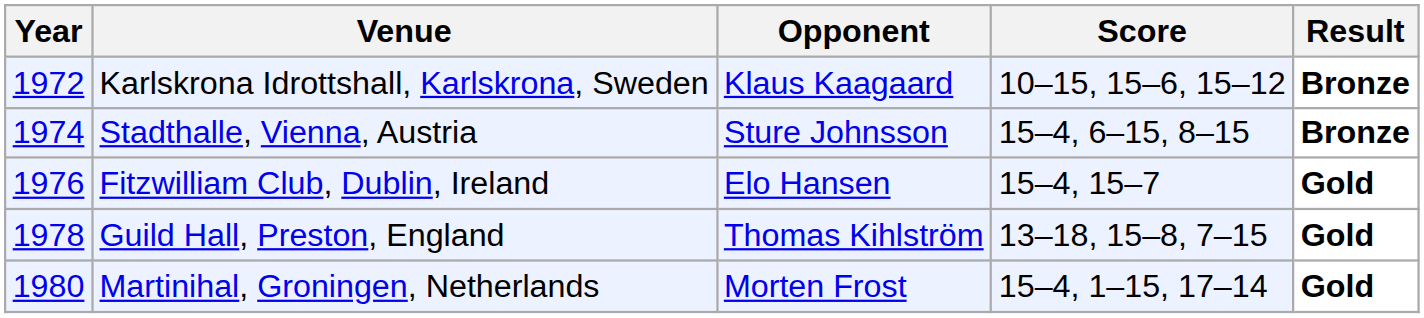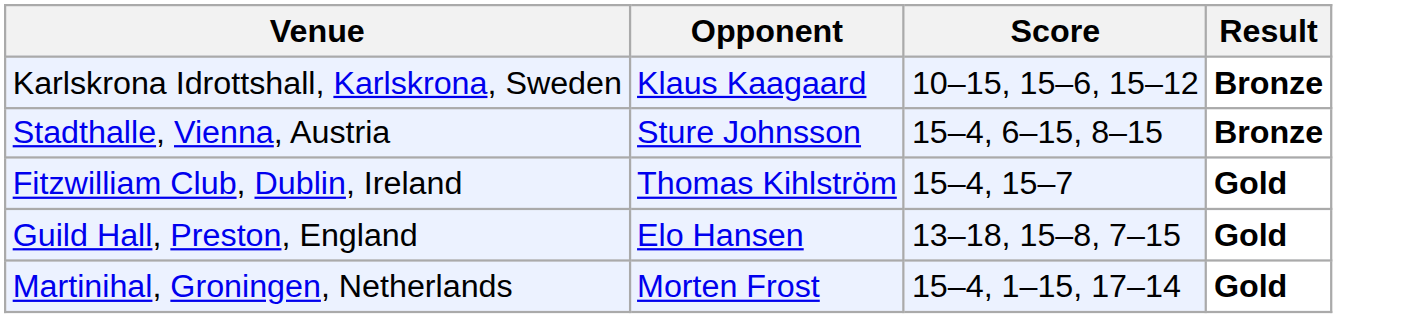- column: (49, 31)
(807, 184) Elo Hansen -> (767, 184) Thomas Kihlström
(854, 235) Thomas Kihlström -> (720, 235) Elo Hansen
